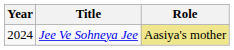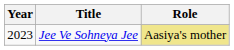(20, 34) 2024 -> (20, 34) 2023
